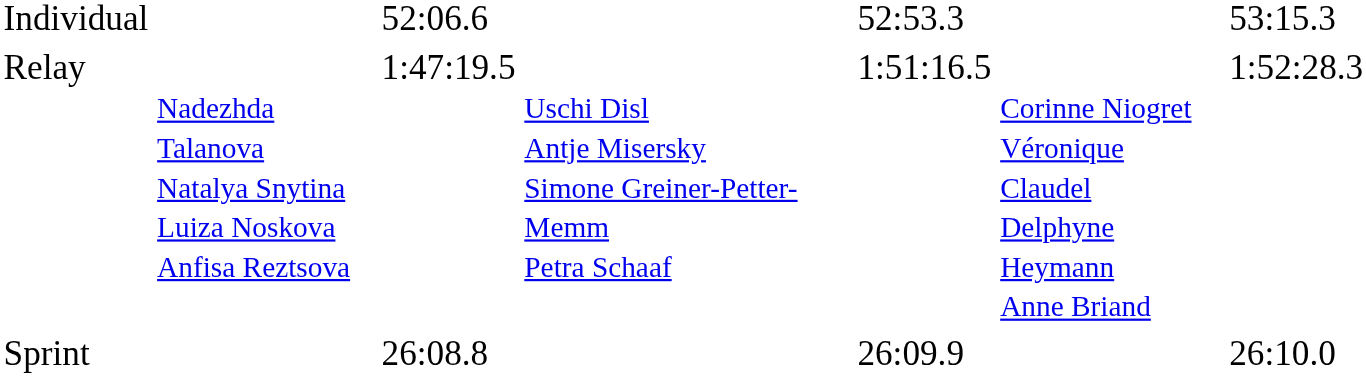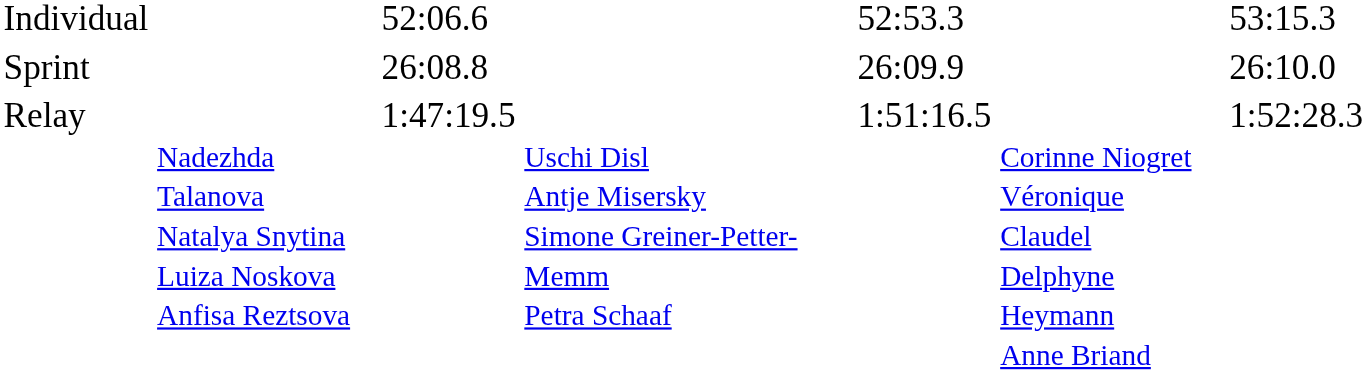rows swapped: (47, 353) <-> (45, 67)
